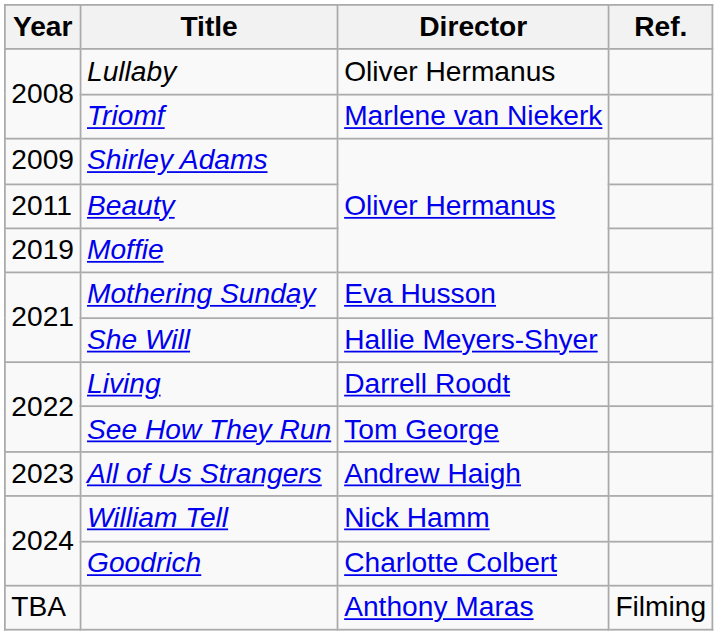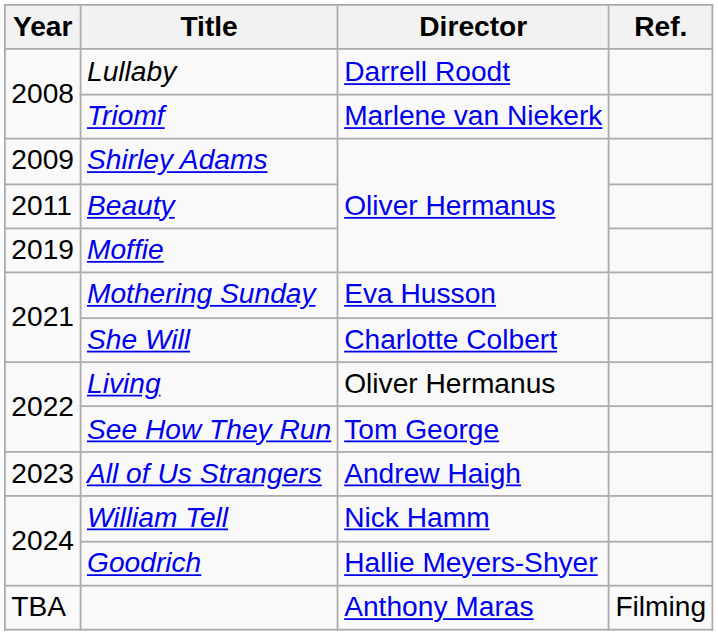(450, 71) Oliver Hermanus -> (427, 71) Darrell Roodt
(471, 339) Hallie Meyers-Shyer -> (451, 339) Charlotte Colbert
(427, 384) Darrell Roodt -> (450, 384) Oliver Hermanus
(451, 562) Charlotte Colbert -> (471, 562) Hallie Meyers-Shyer
